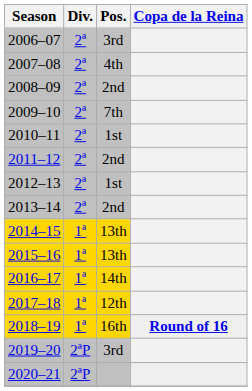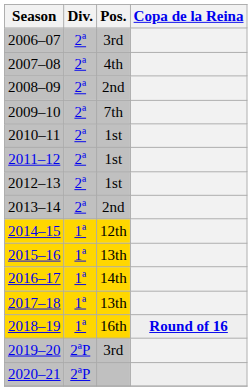(113, 159) 2nd -> (113, 159) 1st
(113, 231) 13th -> (113, 231) 12th
(113, 302) 12th -> (113, 302) 13th
